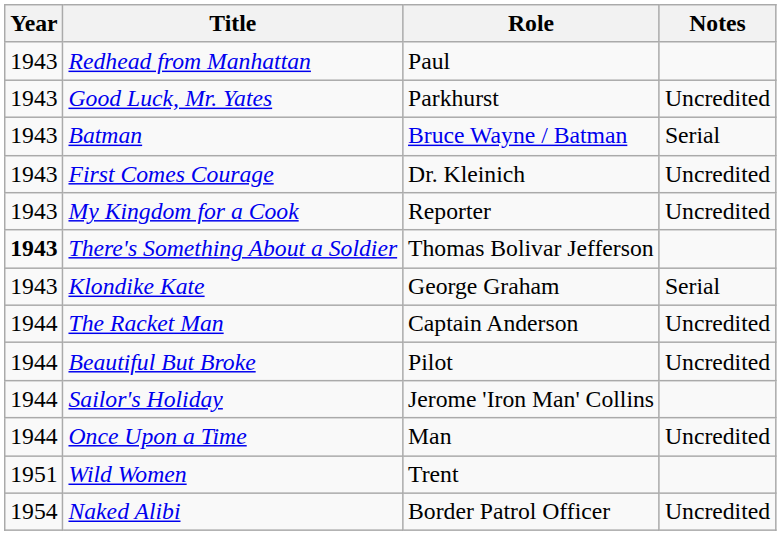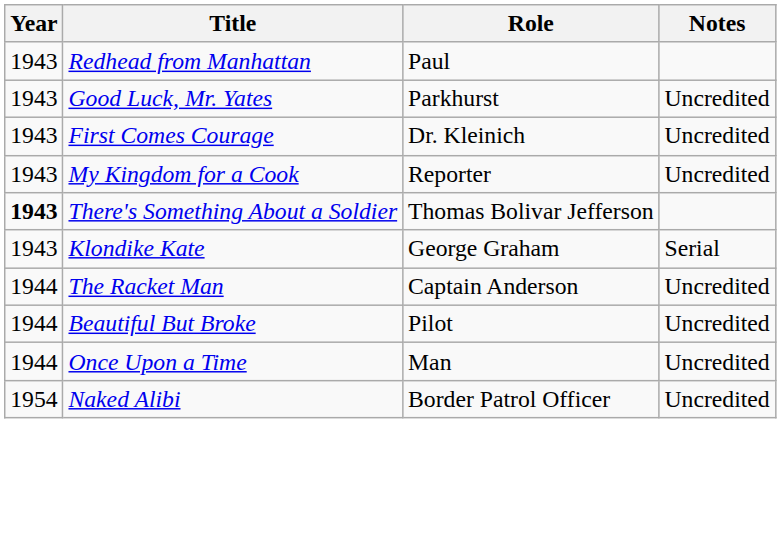- row: (105, 135)
- row: (146, 398)
- row: (128, 473)
